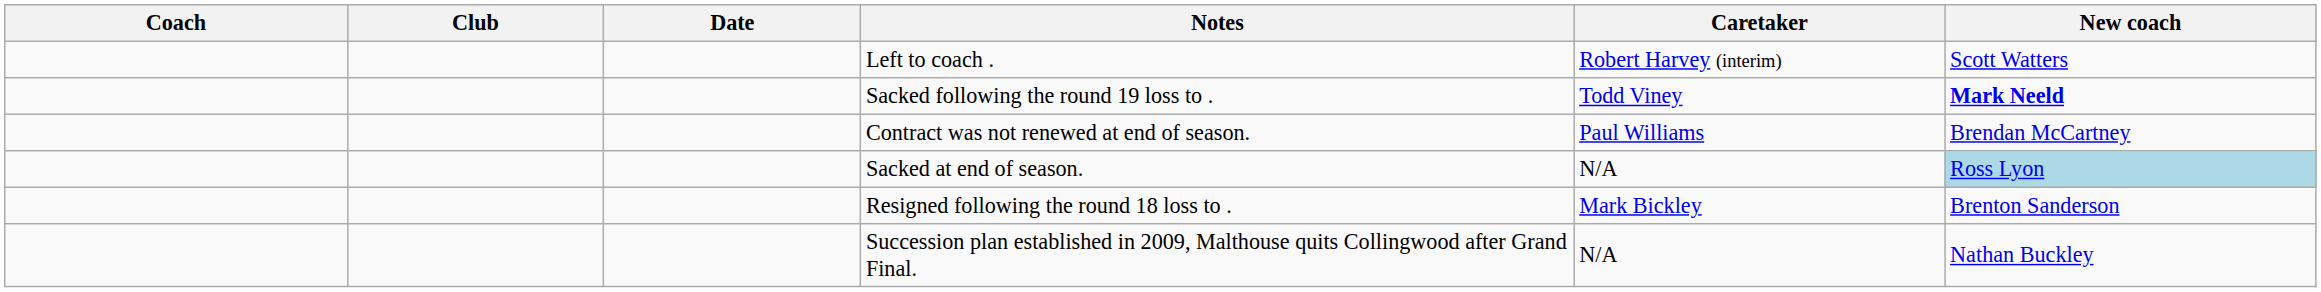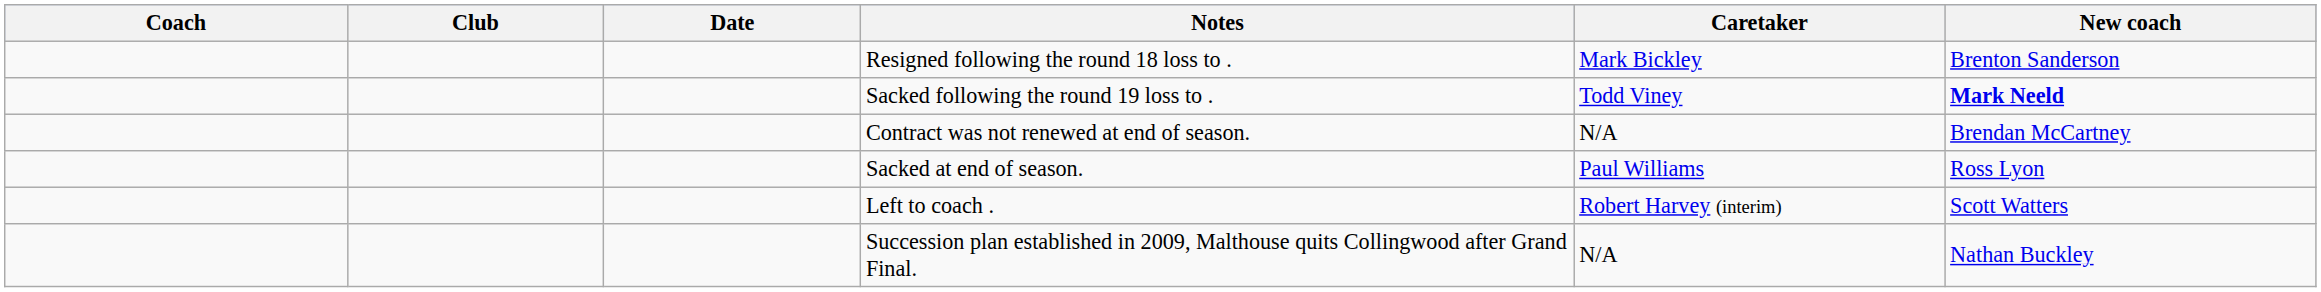rows swapped: (1049, 205) <-> (930, 59)
(1642, 132) Paul Williams -> (1598, 132) N/A
(1598, 169) N/A -> (1642, 169) Paul Williams
(1997, 169) lightblue background -> (1997, 169) no background
